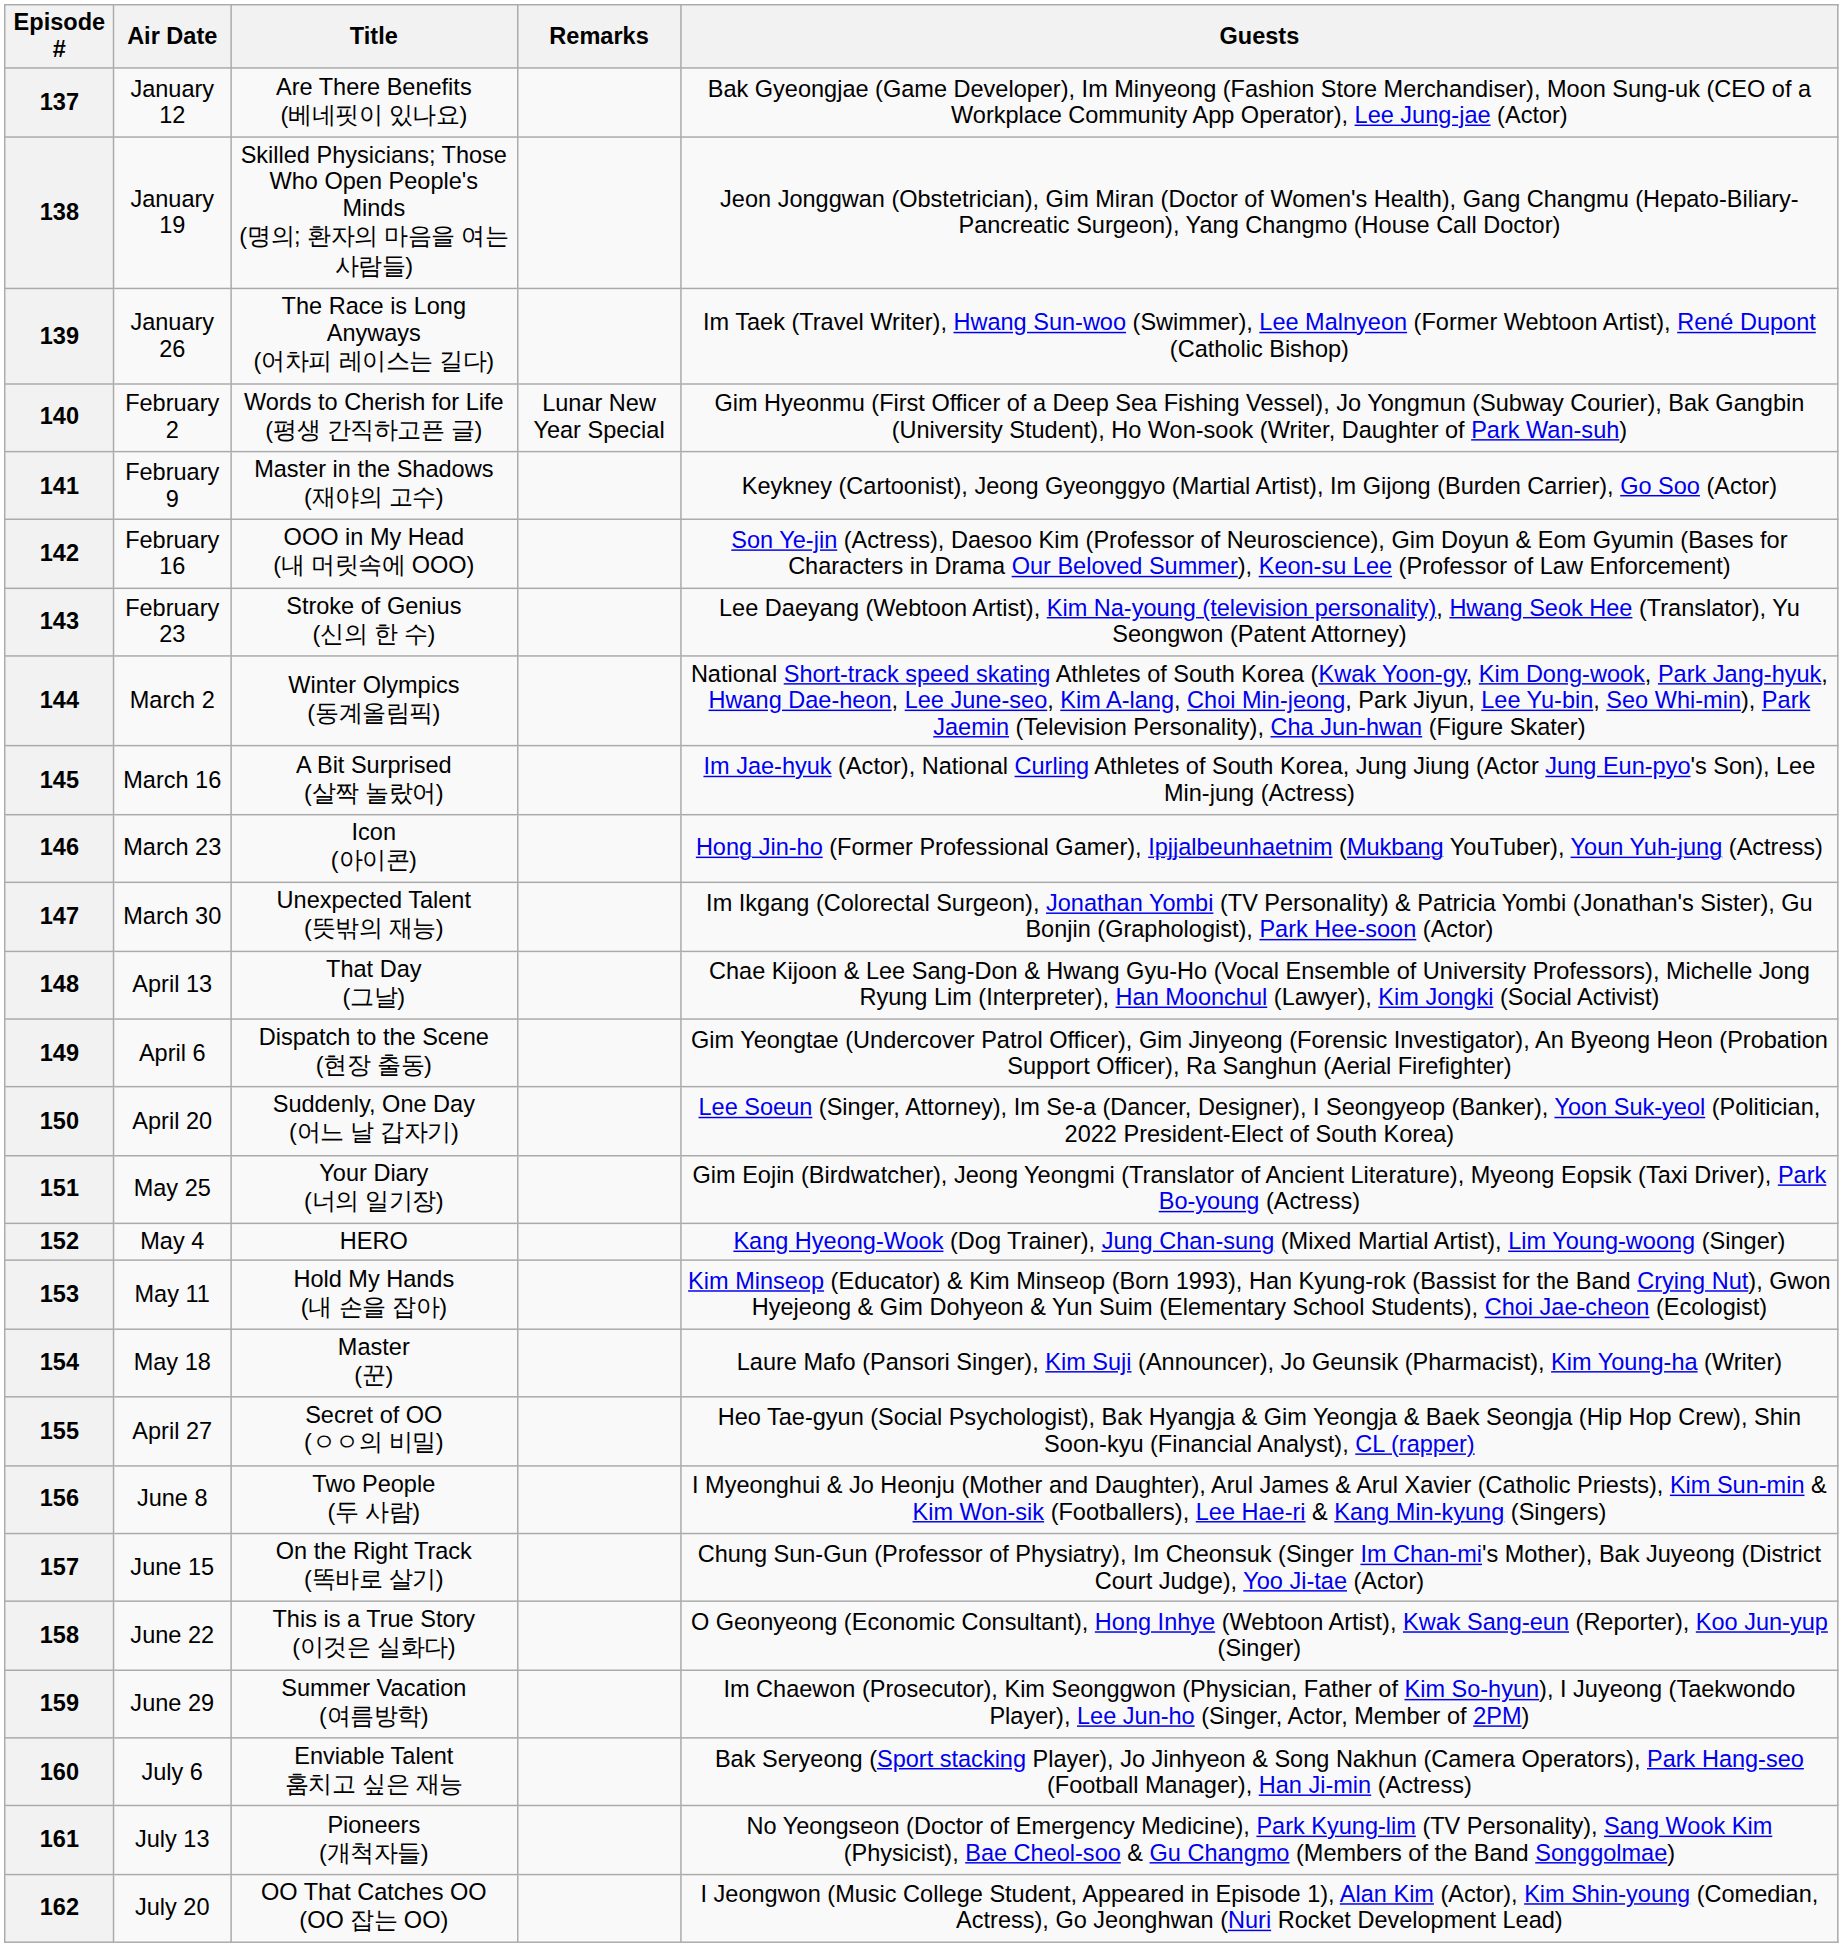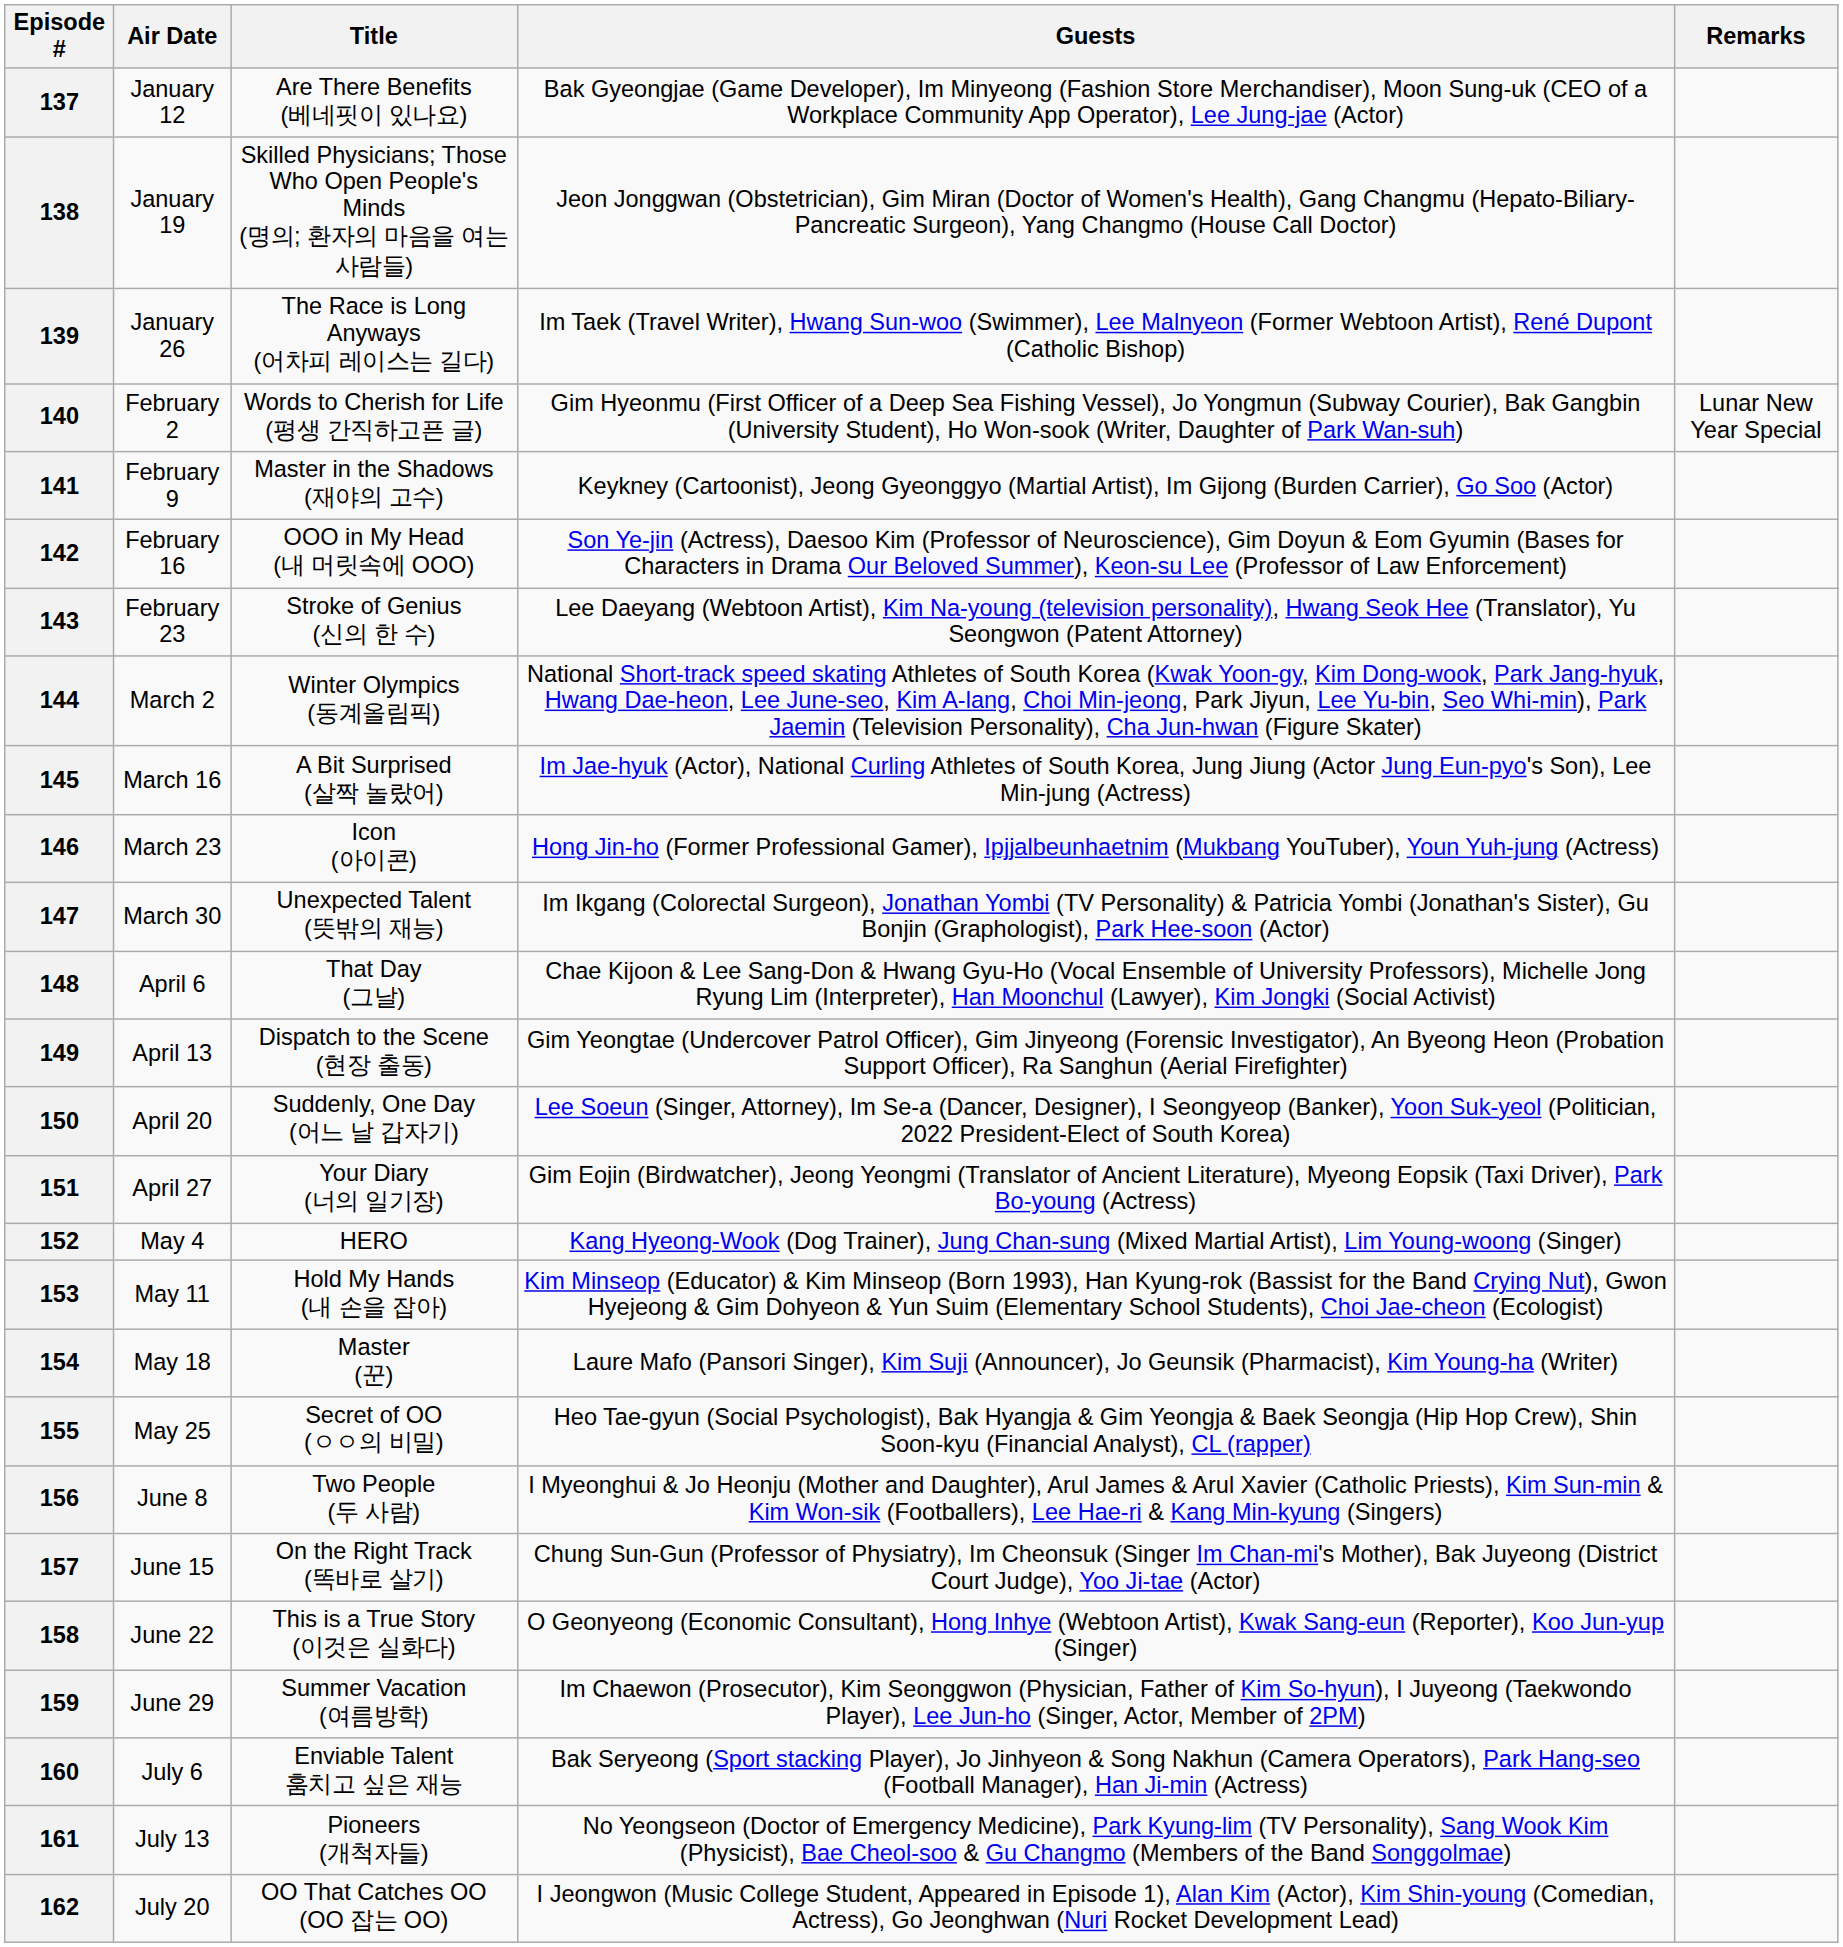columns swapped: (1259, 36) <-> (599, 36)
(172, 984) April 13 -> (172, 984) April 6
(172, 1052) April 6 -> (172, 1052) April 13
(172, 1189) May 25 -> (172, 1189) April 27
(172, 1430) April 27 -> (172, 1430) May 25
